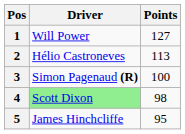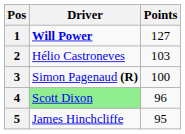(61, 35) normal -> (62, 35) bold
(161, 56) 113 -> (161, 56) 103
(161, 98) 98 -> (161, 98) 96
